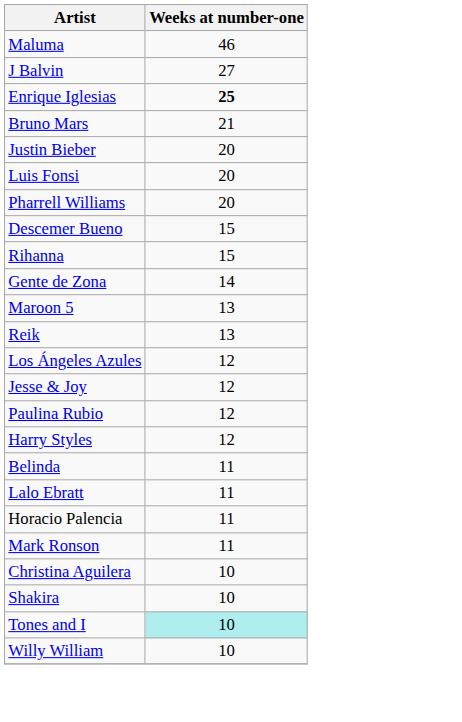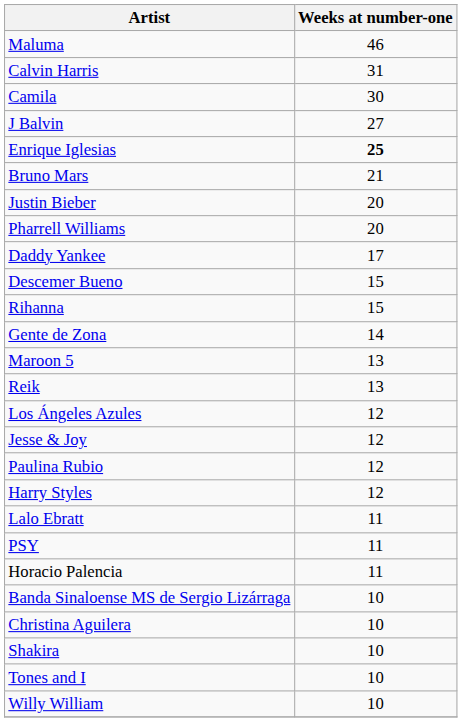+ row: (53, 70)
+ row: (32, 96)
- row: (44, 176)
+ row: (57, 255)
- row: (34, 466)
+ row: (24, 545)
- row: (54, 545)
+ row: (149, 598)
(226, 624) paleturquoise background -> (375, 677) no background
